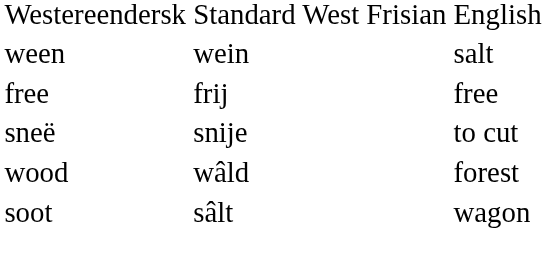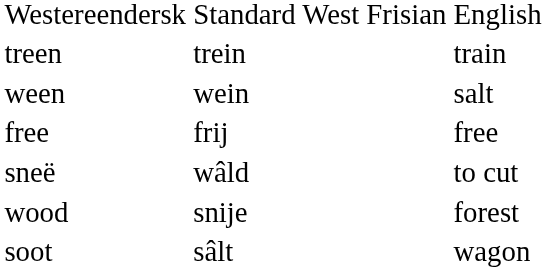+ row: (33, 53)
(220, 132) snije -> (221, 172) wâld
(221, 172) wâld -> (220, 212) snije
